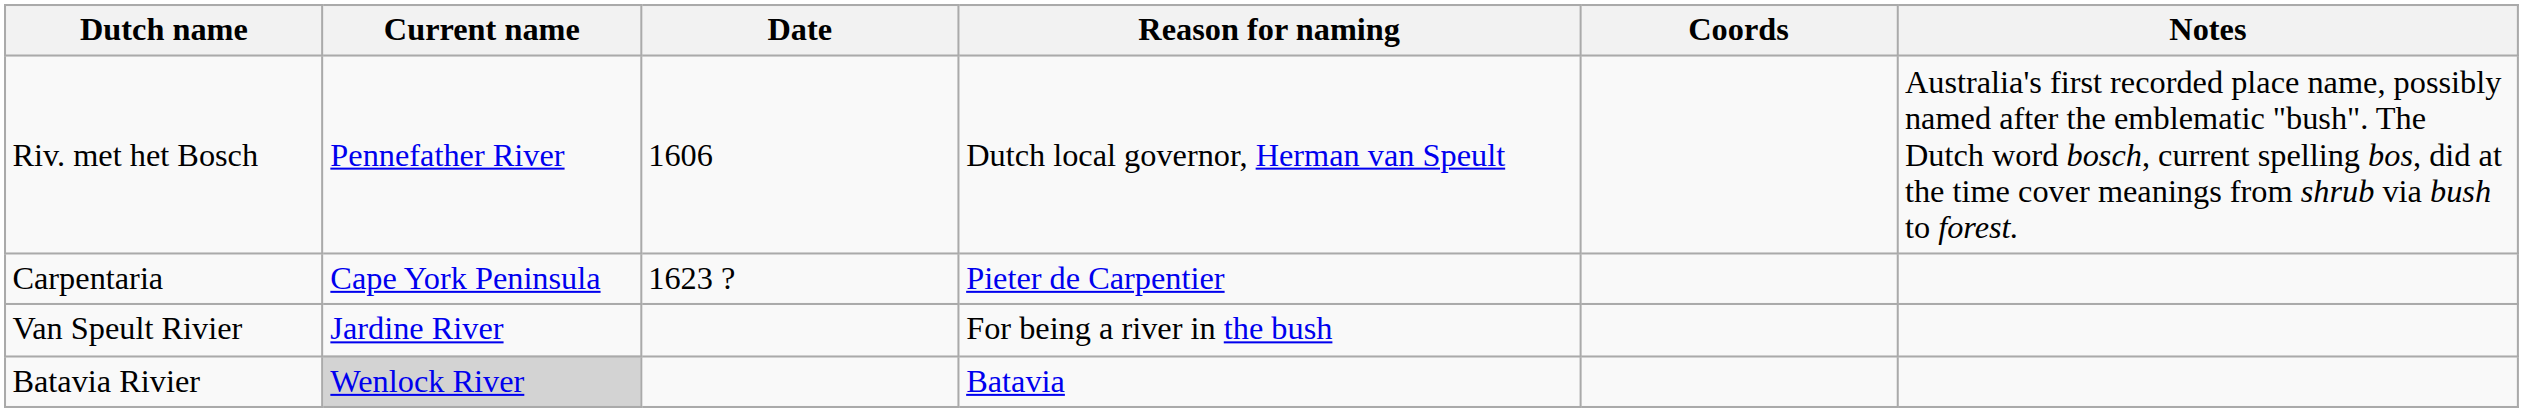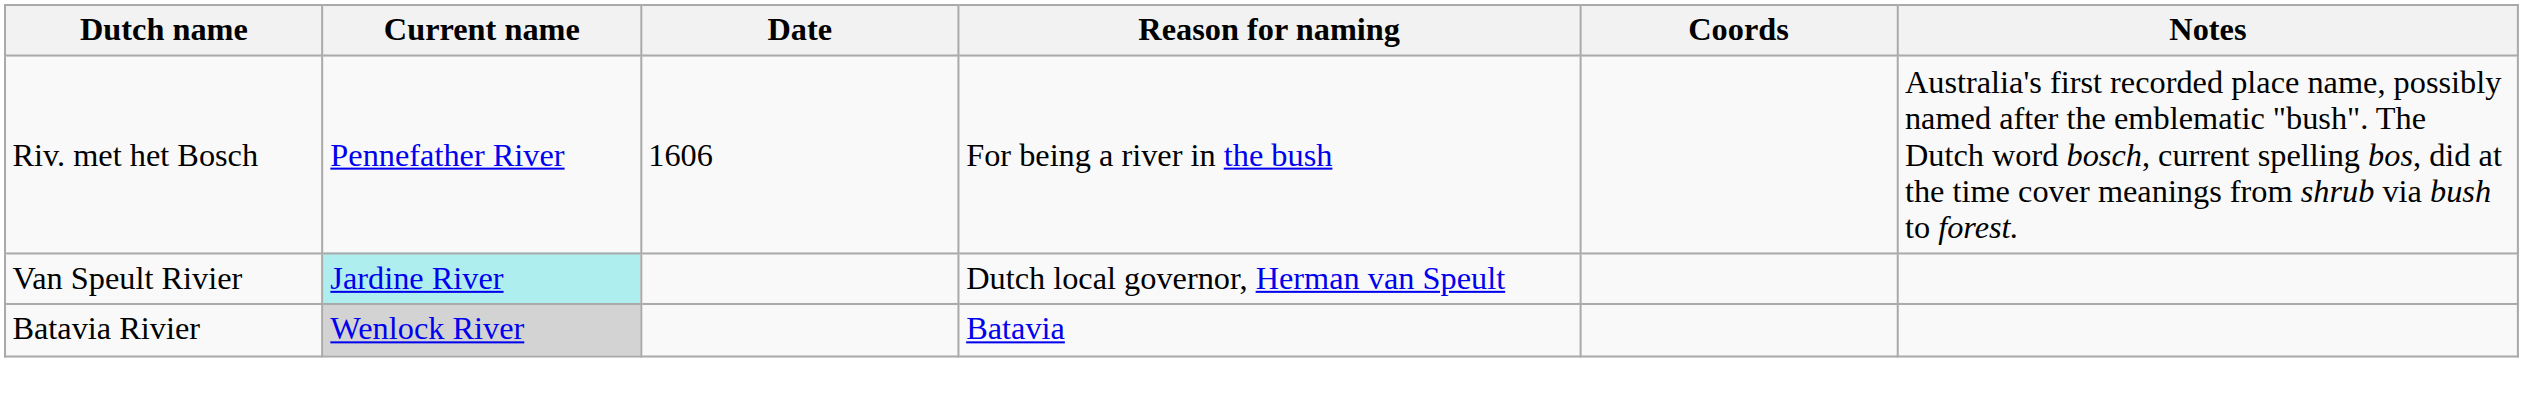(1236, 154) Dutch local governor, Herman van Speult -> (1149, 154) For being a river in the bush
- row: (88, 278)
(417, 329) no background -> (417, 278) paleturquoise background
(1149, 329) For being a river in the bush -> (1236, 278) Dutch local governor, Herman van Speult
